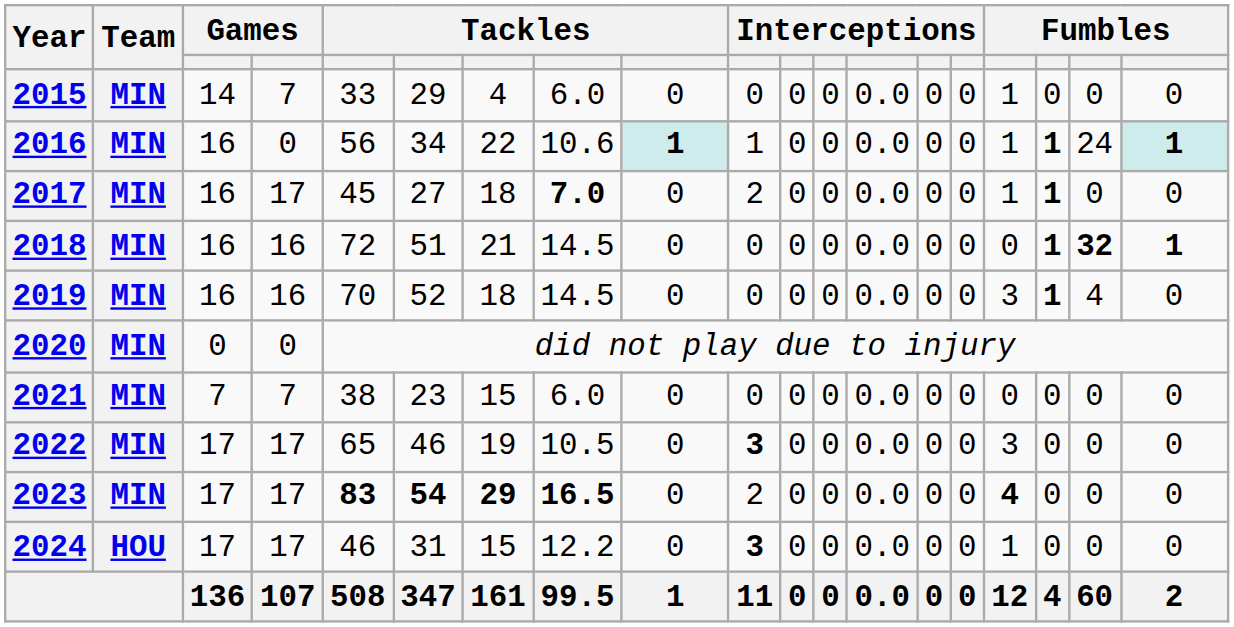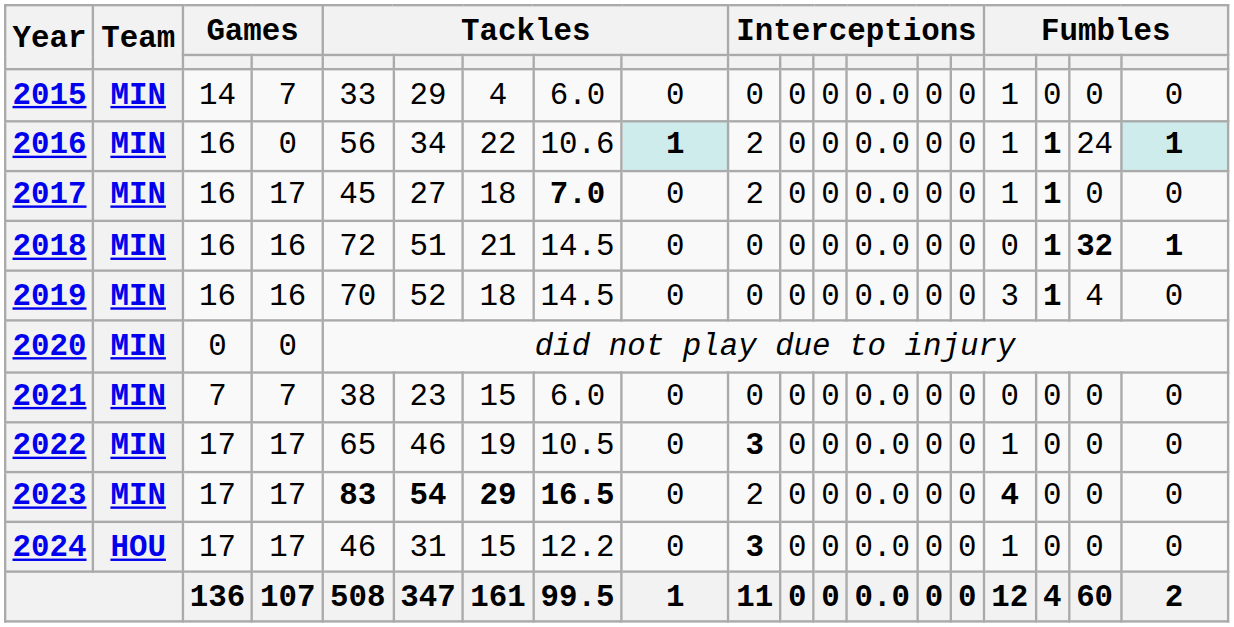(755, 145) 1 -> (755, 145) 2
(1010, 447) 3 -> (1010, 447) 1
